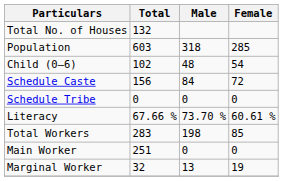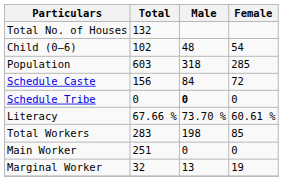rows swapped: (39, 47) <-> (42, 64)
(185, 99) normal -> (185, 99) bold
